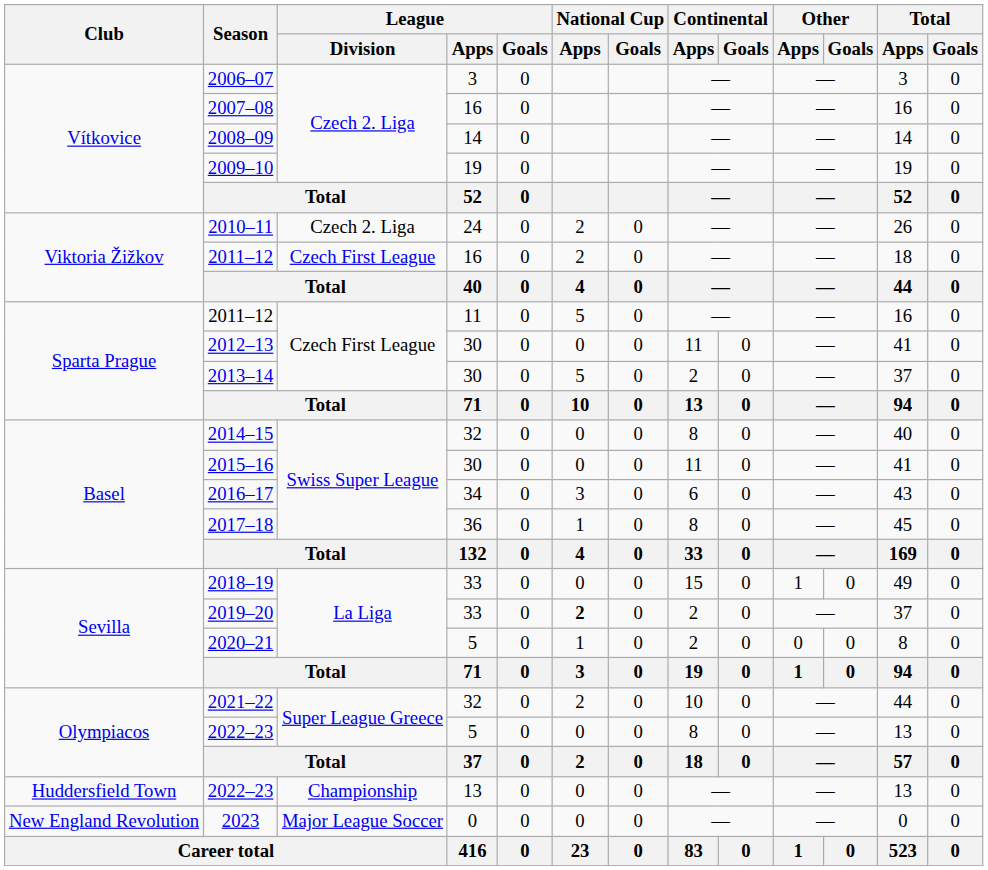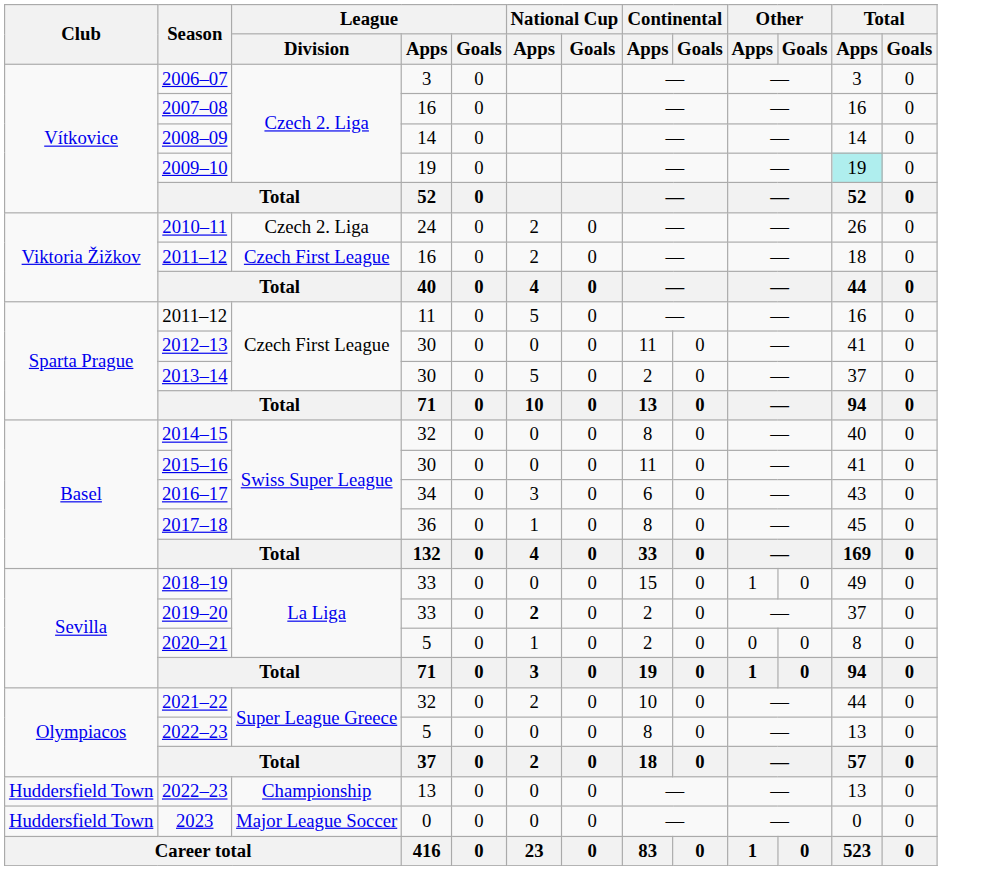(903, 167) no background -> (857, 167) paleturquoise background
(104, 820) New England Revolution -> (81, 820) Huddersfield Town
